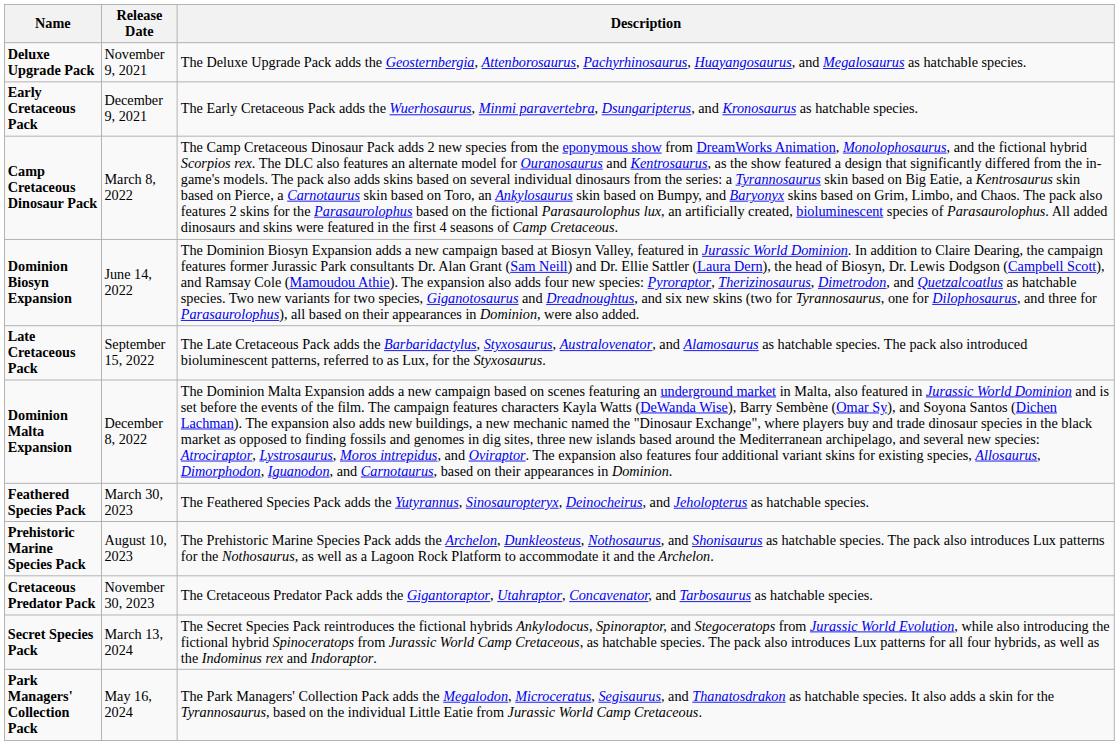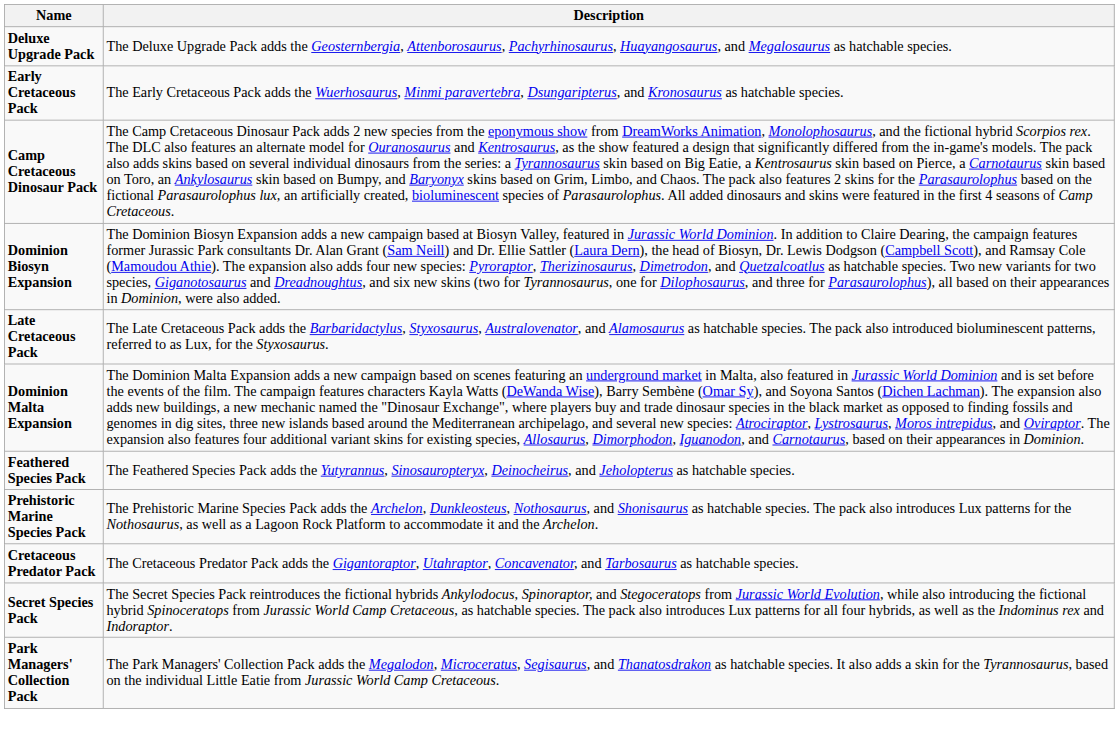- column: (139, 23)
